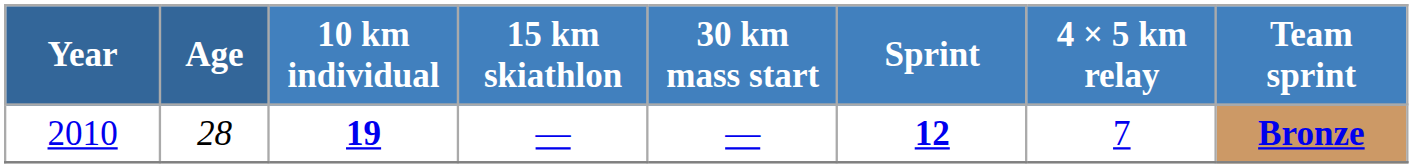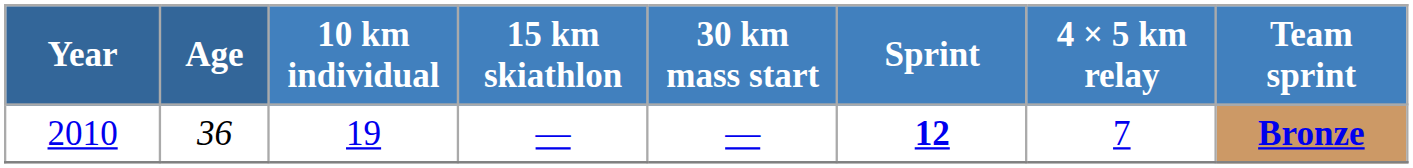(214, 133) 28 -> (214, 133) 36
(364, 133) bold -> (364, 133) normal
